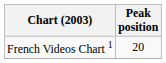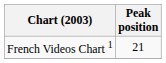(138, 47) 20 -> (138, 47) 21
